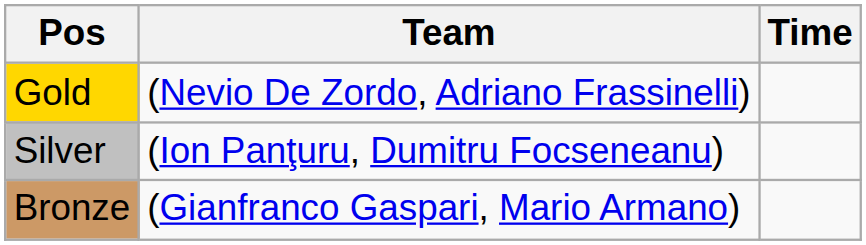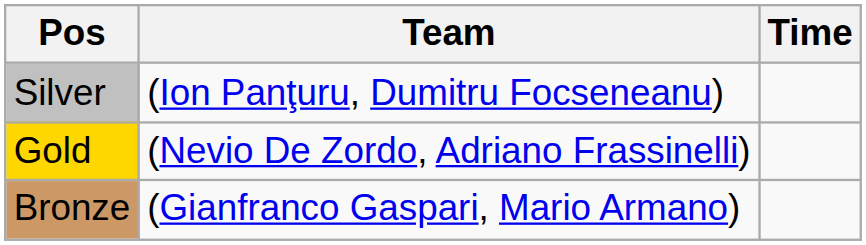rows swapped: (52, 92) <-> (60, 150)
